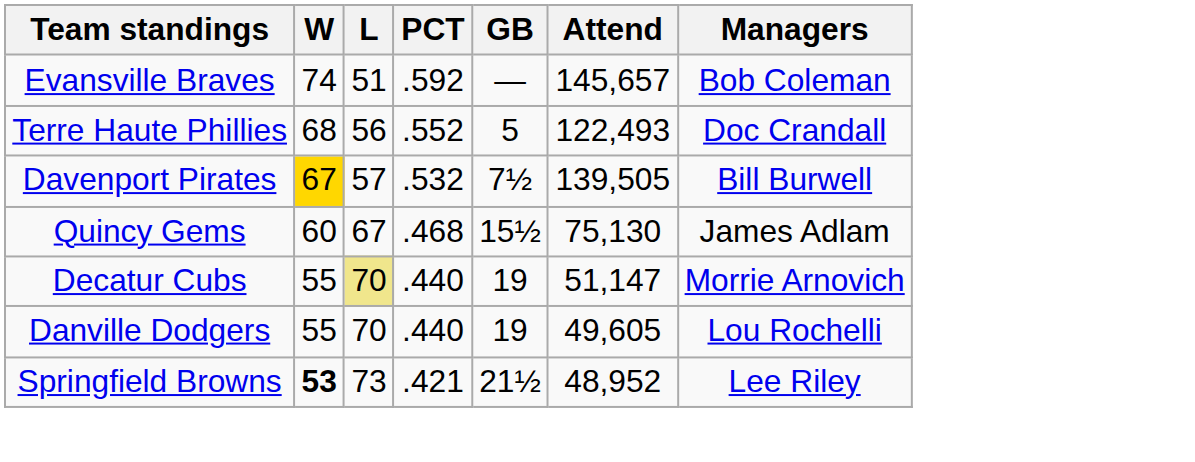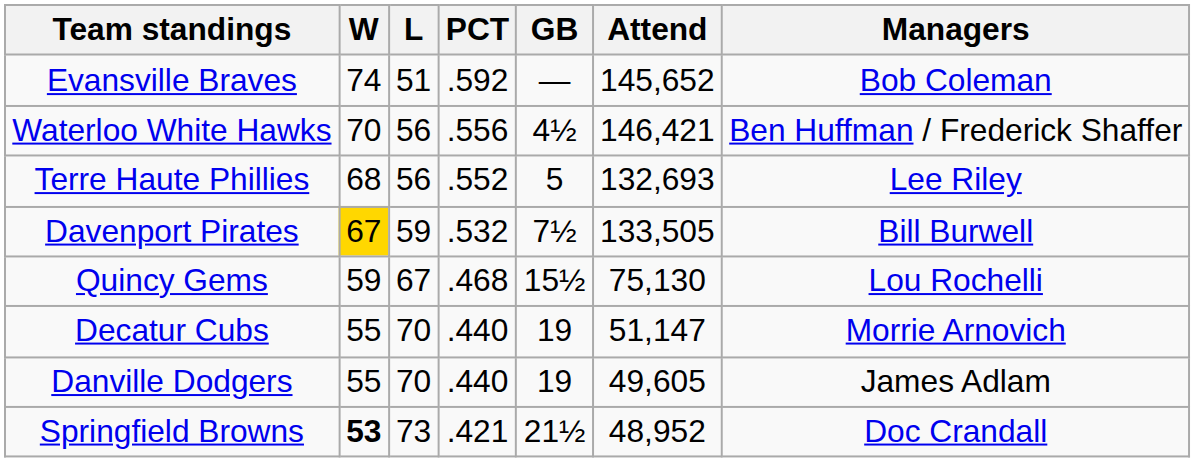(613, 79) 145,657 -> (657, 79) 145,652
+ row: (172, 130)
(613, 130) 122,493 -> (657, 180) 132,693
(795, 130) Doc Crandall -> (956, 180) Lee Riley
(369, 180) 57 -> (414, 230) 59
(613, 180) 139,505 -> (657, 230) 133,505
(319, 230) 60 -> (364, 280) 59
(795, 230) James Adlam -> (956, 280) Lou Rochelli
(369, 280) khaki background -> (414, 331) no background
(795, 331) Lou Rochelli -> (956, 381) James Adlam
(795, 381) Lee Riley -> (956, 431) Doc Crandall
